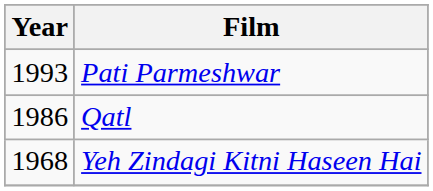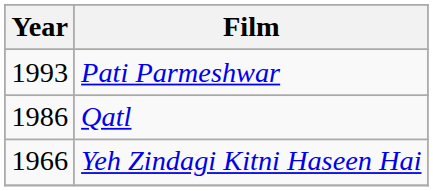(40, 161) 1968 -> (40, 161) 1966
